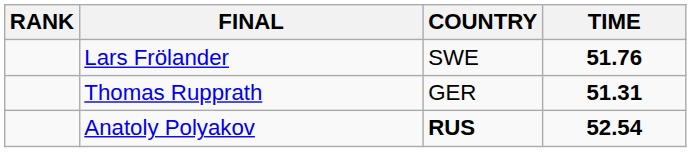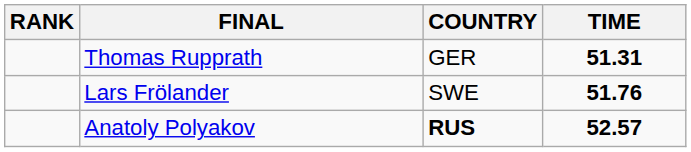rows swapped: (173, 92) <-> (157, 57)
(614, 127) 52.54 -> (614, 127) 52.57
